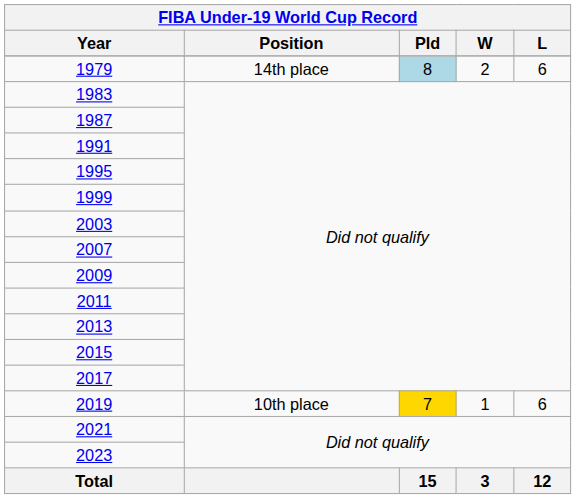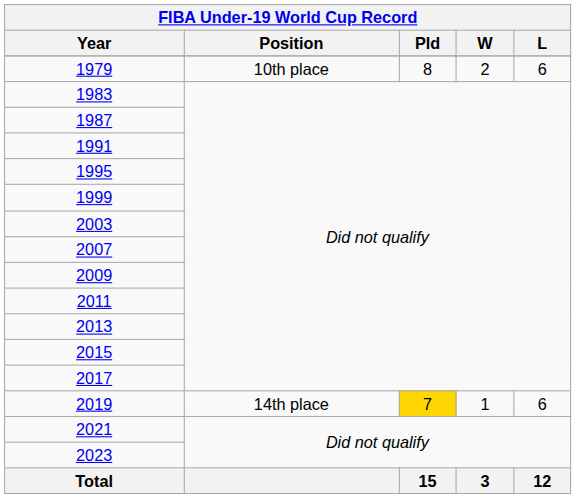(291, 69) 14th place -> (291, 69) 10th place
(428, 69) lightblue background -> (428, 69) no background
(291, 404) 10th place -> (291, 404) 14th place
